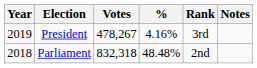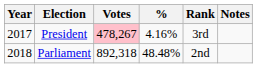(20, 33) 2019 -> (20, 33) 2017
(117, 33) no background -> (117, 33) pink background
(117, 53) 832,318 -> (117, 53) 892,318
